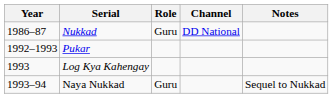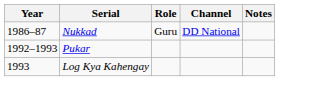- row: (93, 84)
